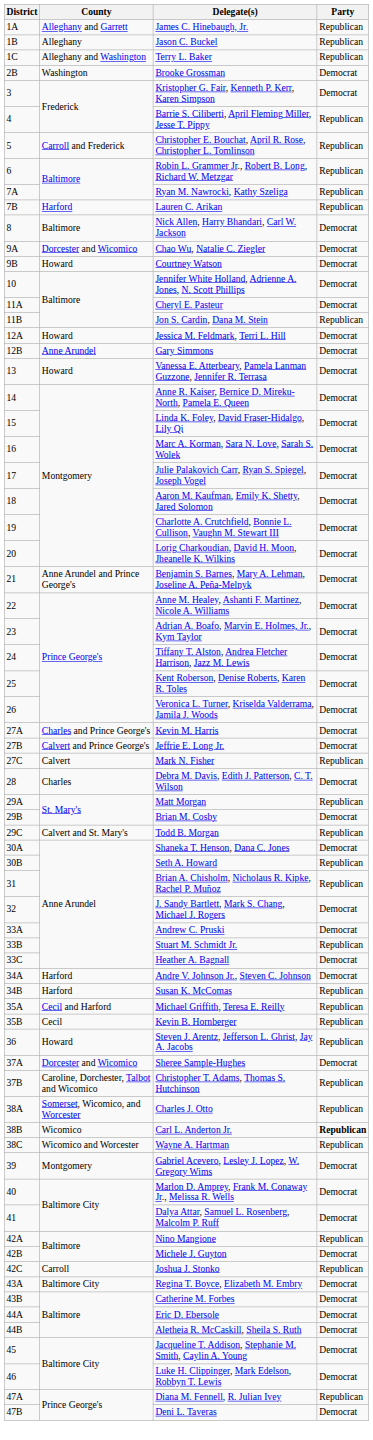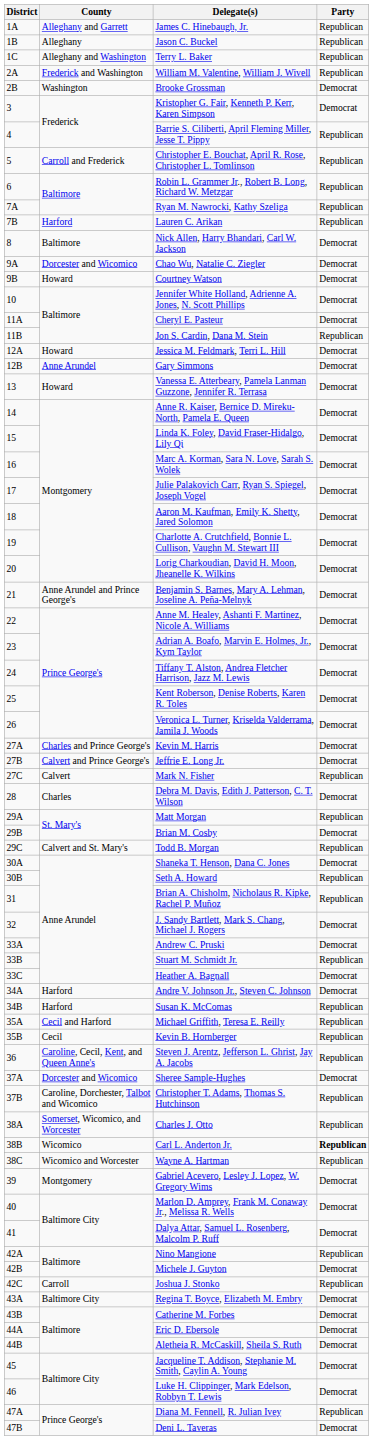+ row: (233, 73)
(57, 1042) Howard -> (92, 1057) Caroline, Cecil, Kent, and Queen Anne's
